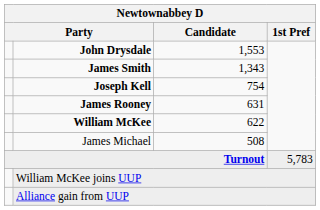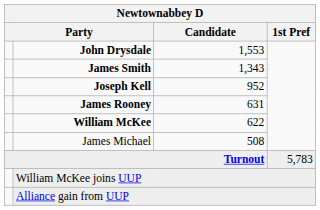(256, 86) 754 -> (256, 86) 952
